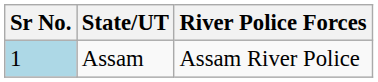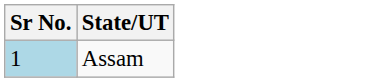- column: (273, 22)
